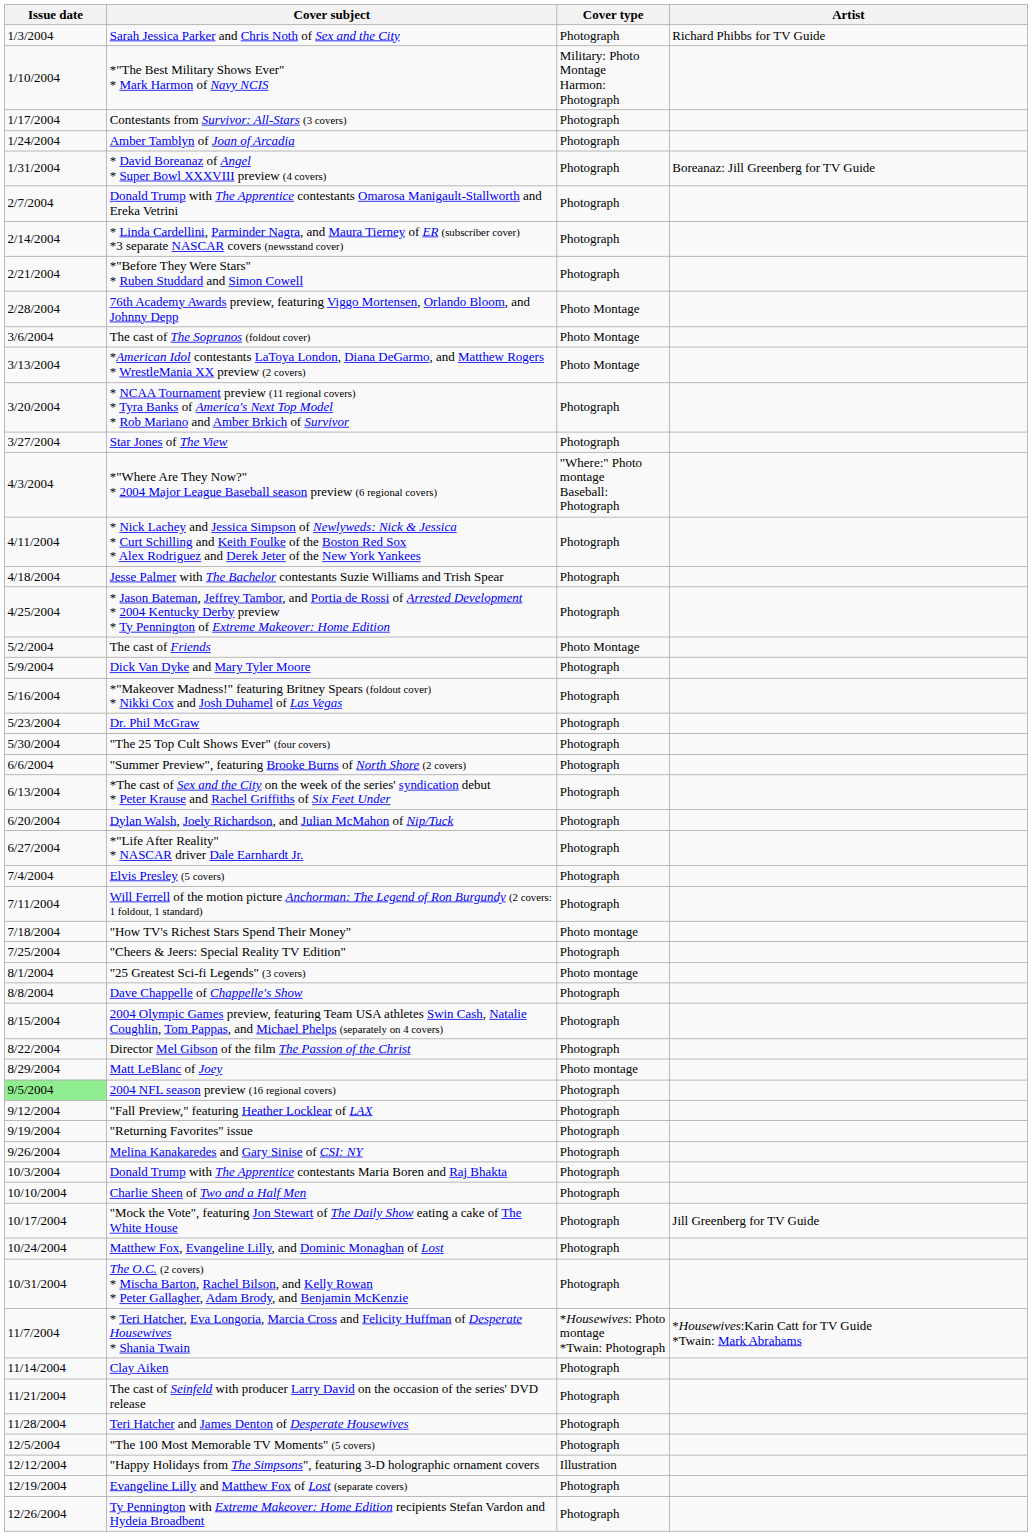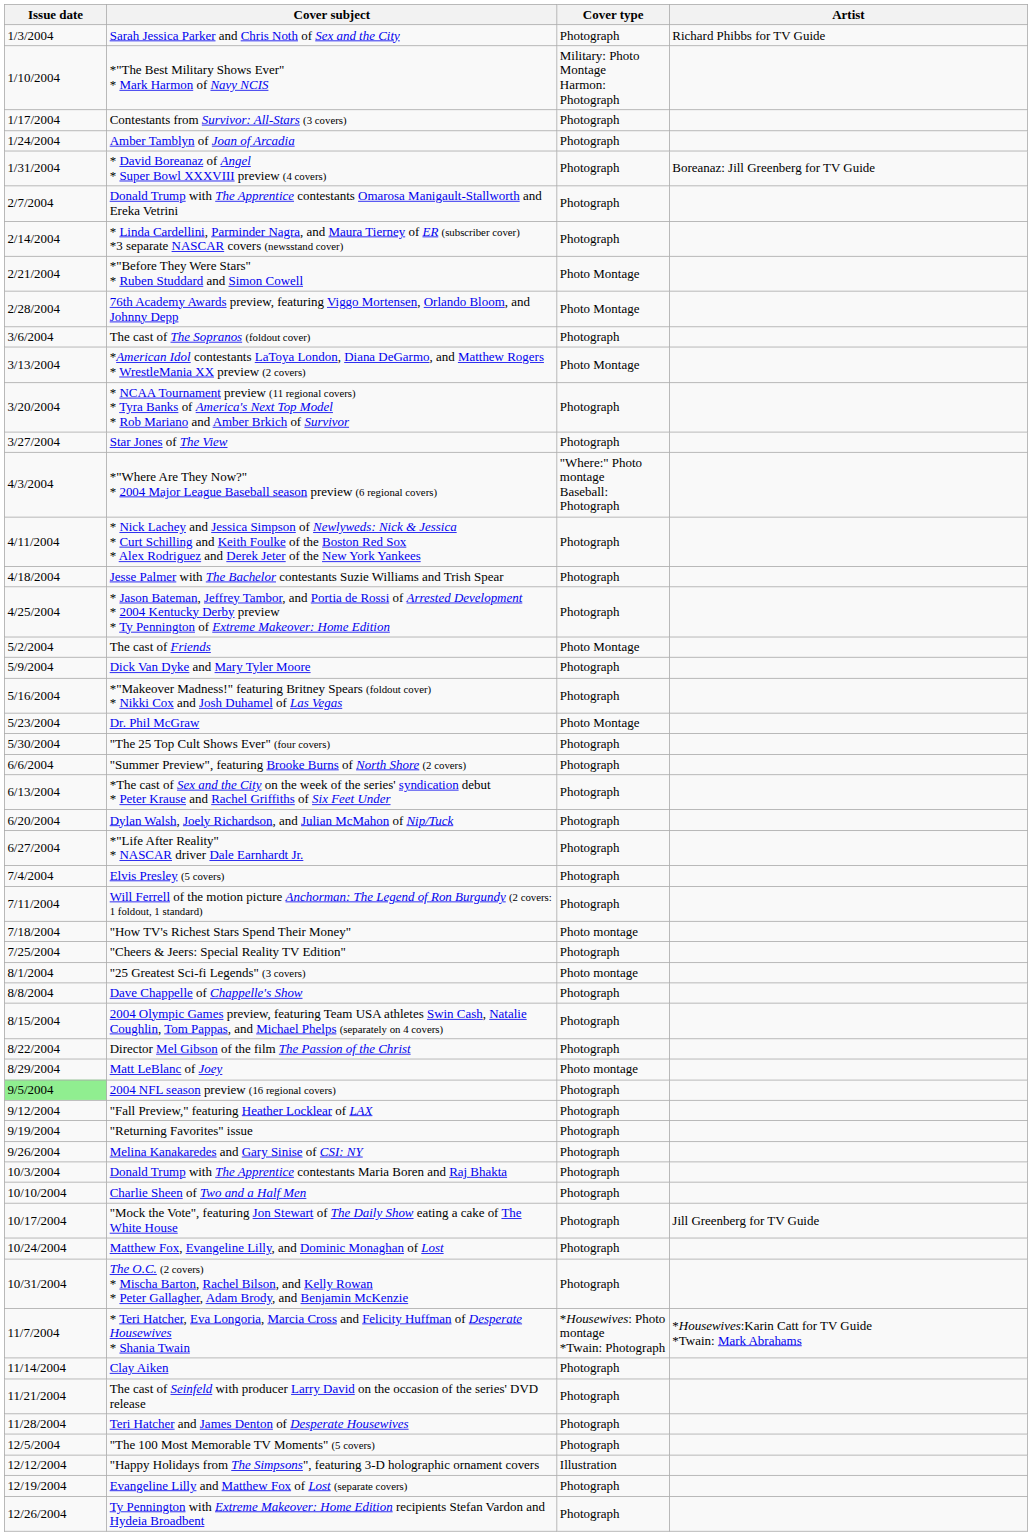(590, 273) Photograph -> (600, 273) Photo Montage
(600, 336) Photo Montage -> (590, 336) Photograph
(590, 723) Photograph -> (600, 723) Photo Montage
